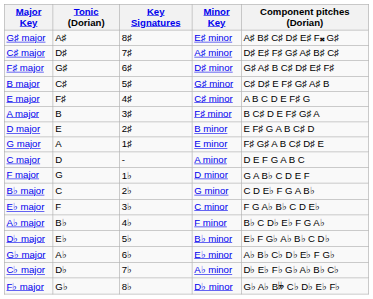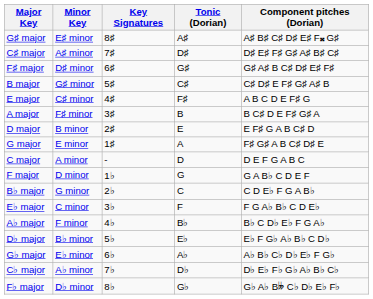columns swapped: (217, 17) <-> (86, 17)
